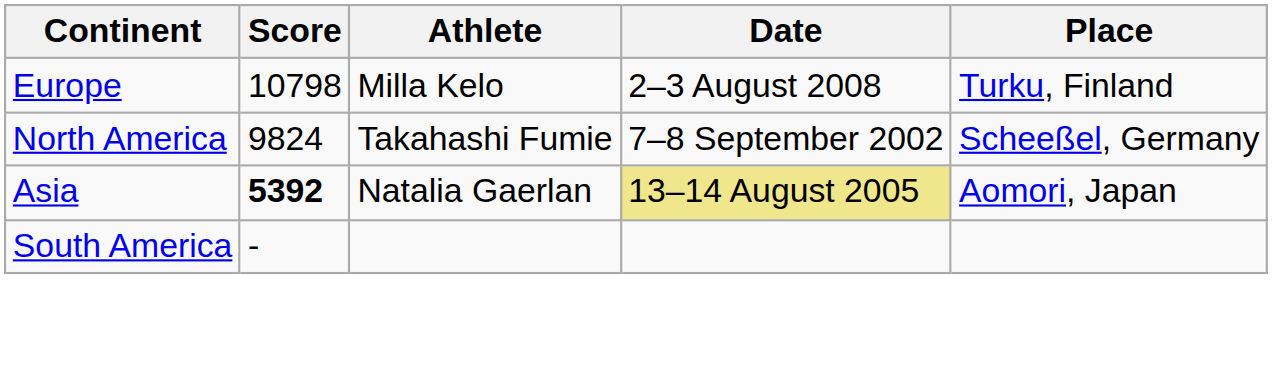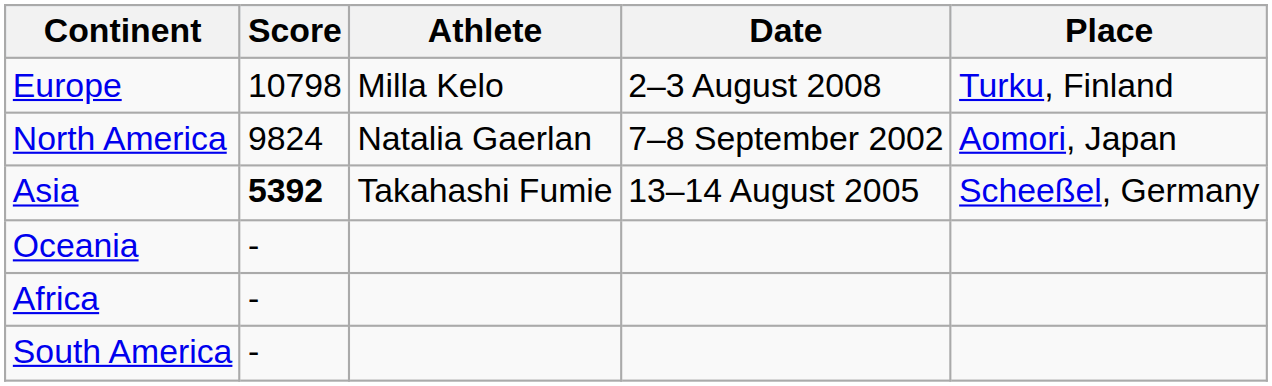(485, 138) Takahashi Fumie -> (475, 138) Natalia Gaerlan
(1109, 138) Scheeßel, Germany -> (1068, 138) Aomori, Japan
(475, 191) Natalia Gaerlan -> (485, 191) Takahashi Fumie
(774, 191) khaki background -> (774, 191) no background
(1068, 191) Aomori, Japan -> (1109, 191) Scheeßel, Germany
+ row: (76, 245)
+ row: (56, 298)
